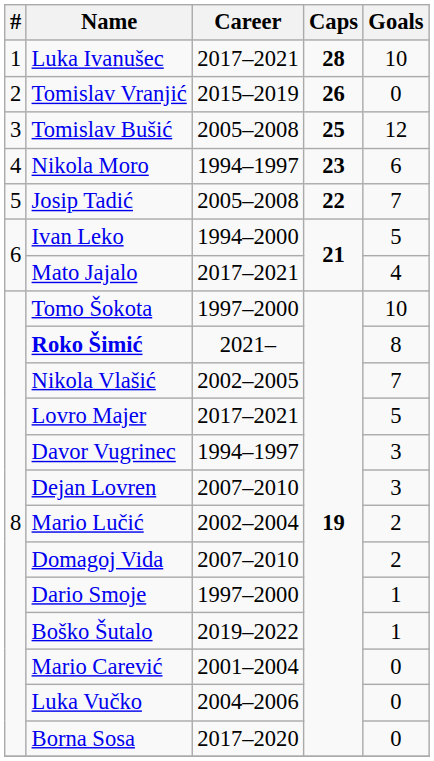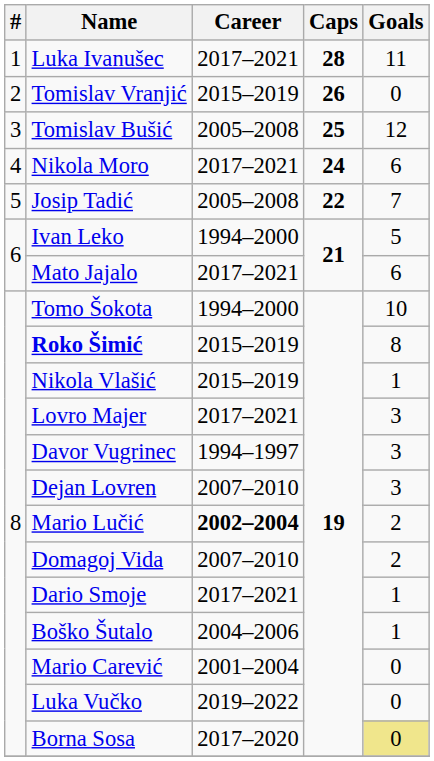(396, 58) 10 -> (396, 58) 11
(248, 165) 1994–1997 -> (248, 165) 2017–2021
(334, 165) 23 -> (334, 165) 24
(396, 272) 4 -> (396, 272) 6
(248, 308) 1997–2000 -> (248, 308) 1994–2000
(248, 344) 2021– -> (248, 344) 2015–2019
(248, 380) 2002–2005 -> (248, 380) 2015–2019
(396, 380) 7 -> (396, 380) 1
(396, 415) 5 -> (396, 415) 3
(248, 523) normal -> (248, 523) bold
(248, 594) 1997–2000 -> (248, 594) 2017–2021
(248, 630) 2019–2022 -> (248, 630) 2004–2006
(248, 702) 2004–2006 -> (248, 702) 2019–2022
(396, 737) no background -> (396, 737) khaki background
